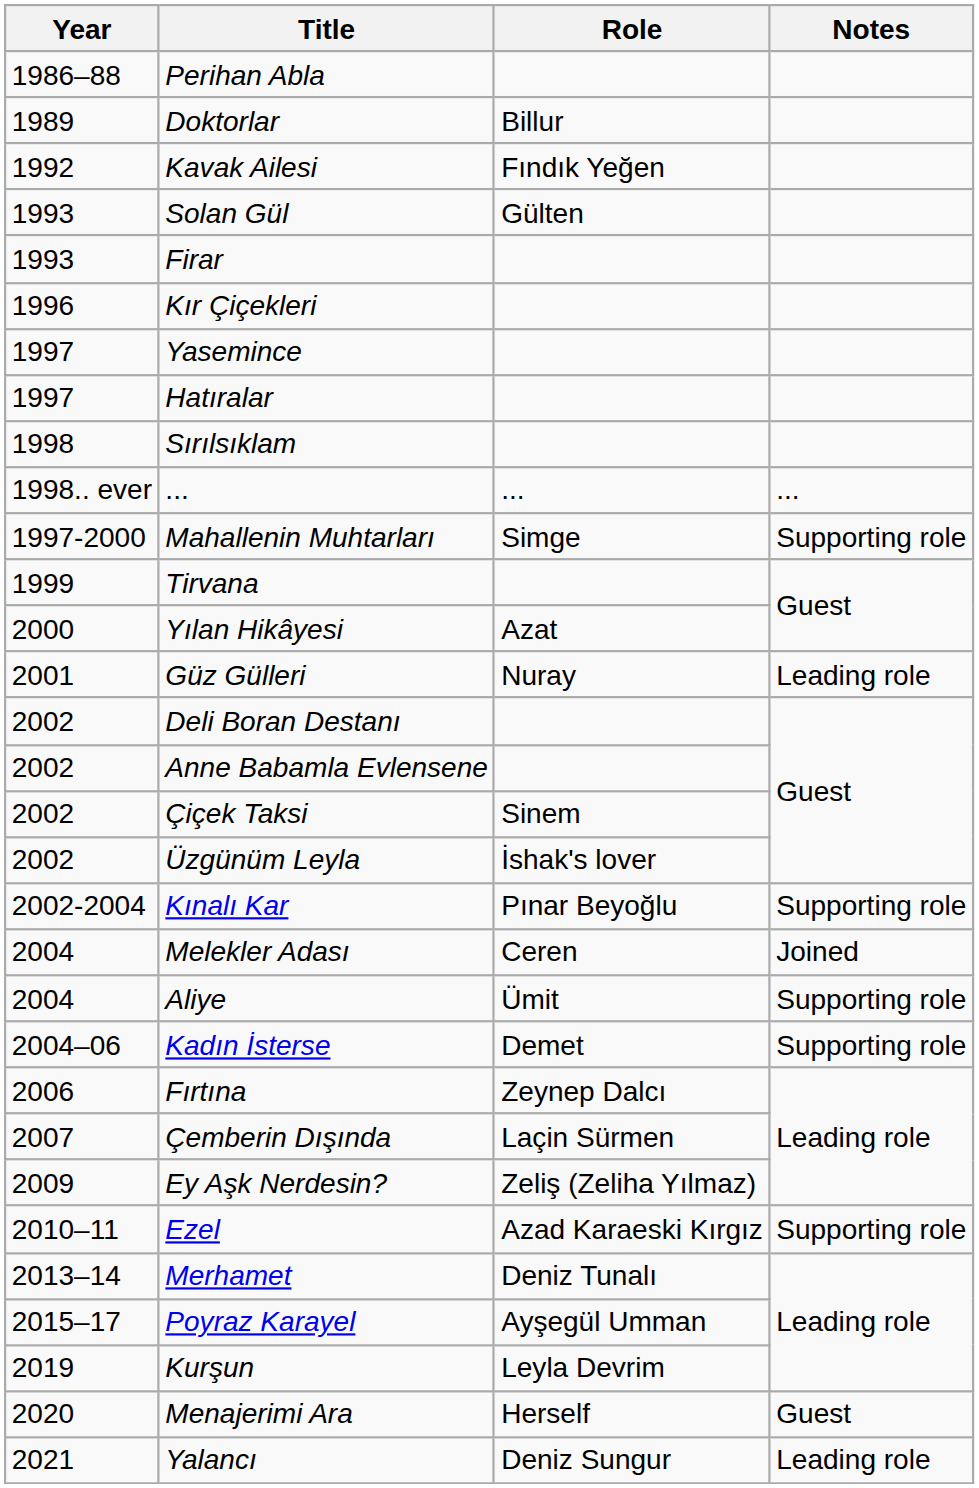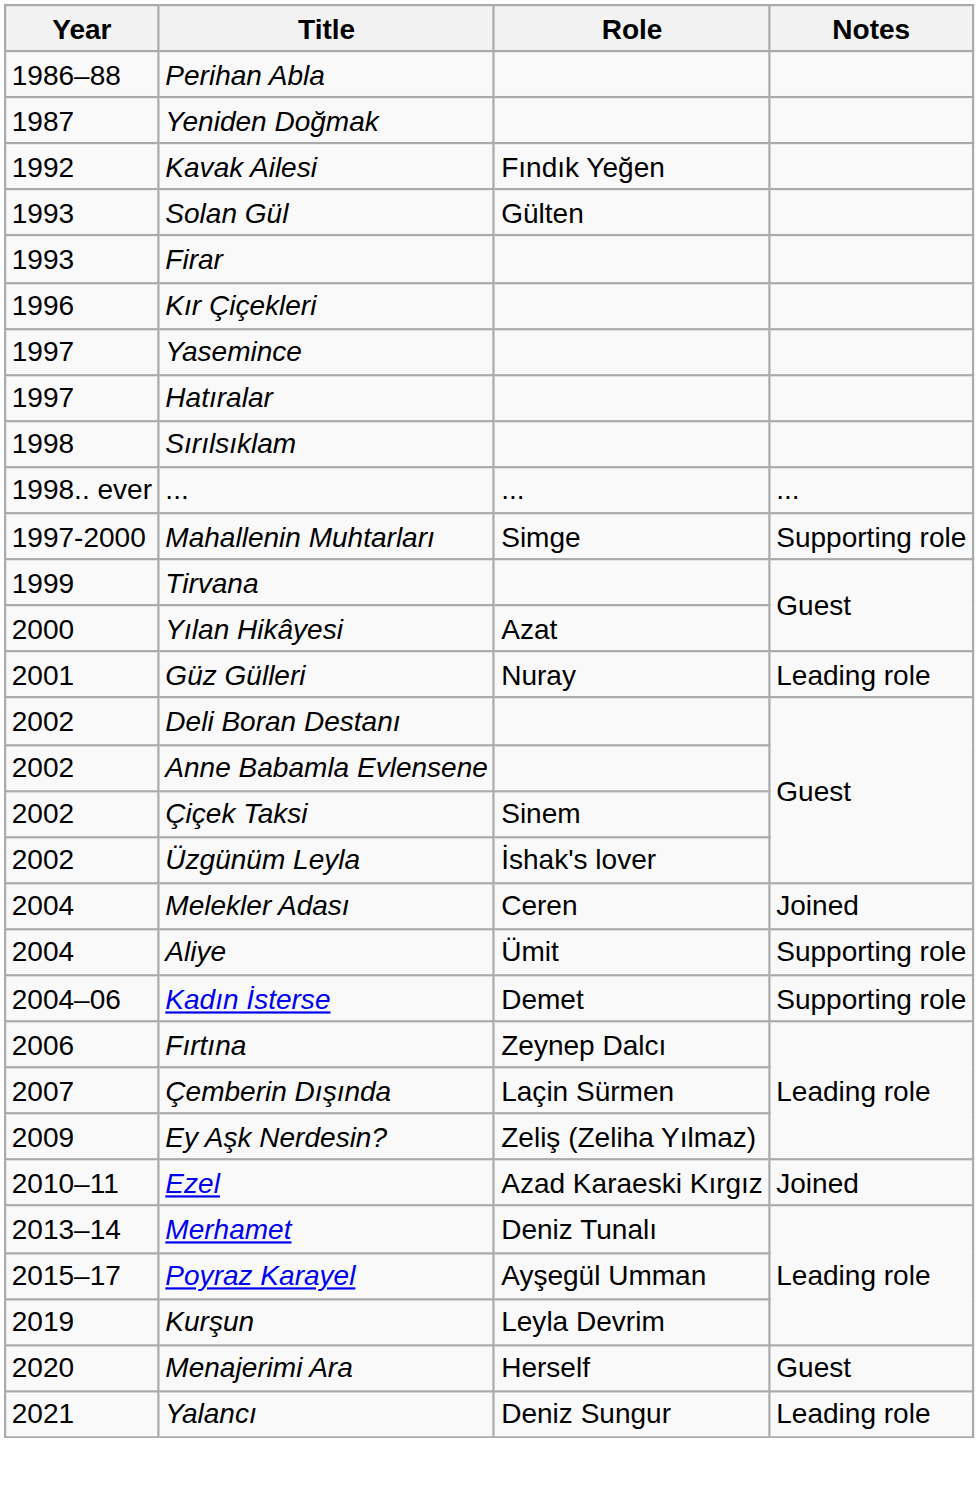+ row: (272, 120)
- row: (222, 120)
- row: (227, 906)
(871, 1229) Supporting role -> (818, 1183) Joined
